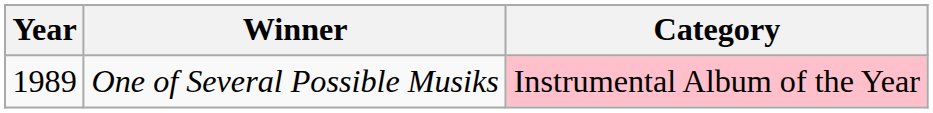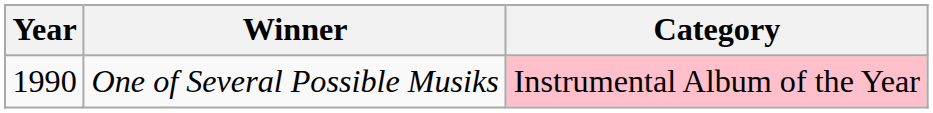(45, 81) 1989 -> (45, 81) 1990
